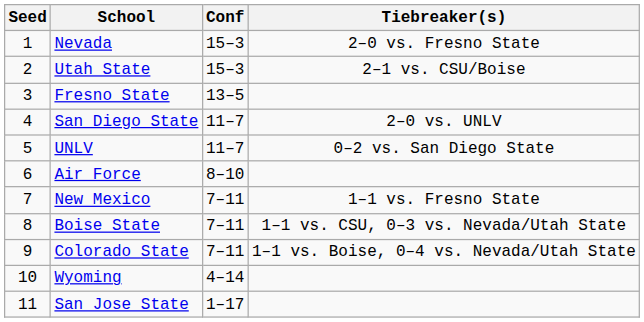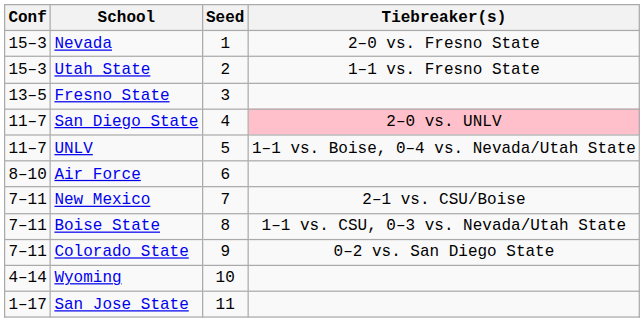columns swapped: (28, 18) <-> (225, 18)
(444, 70) 2–1 vs. CSU/Boise -> (444, 70) 1–1 vs. Fresno State
(444, 122) no background -> (444, 122) pink background
(444, 148) 0–2 vs. San Diego State -> (444, 148) 1–1 vs. Boise, 0–4 vs. Nevada/Utah State
(444, 200) 1–1 vs. Fresno State -> (444, 200) 2–1 vs. CSU/Boise
(444, 252) 1–1 vs. Boise, 0–4 vs. Nevada/Utah State -> (444, 252) 0–2 vs. San Diego State
